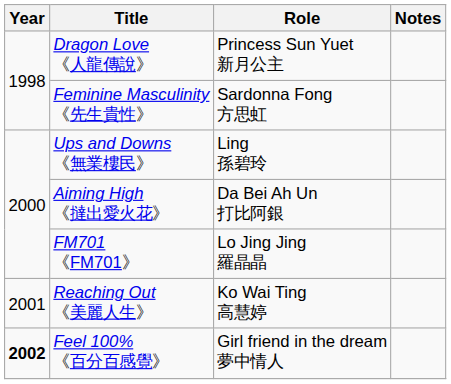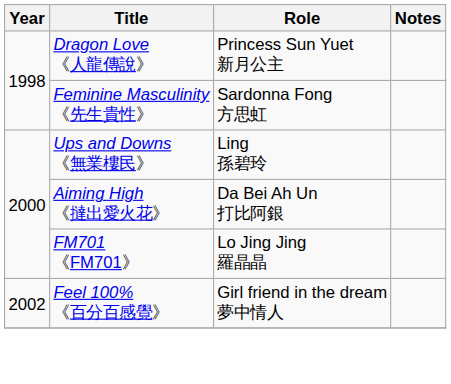- row: (104, 302)
(27, 353) bold -> (27, 304) normal
